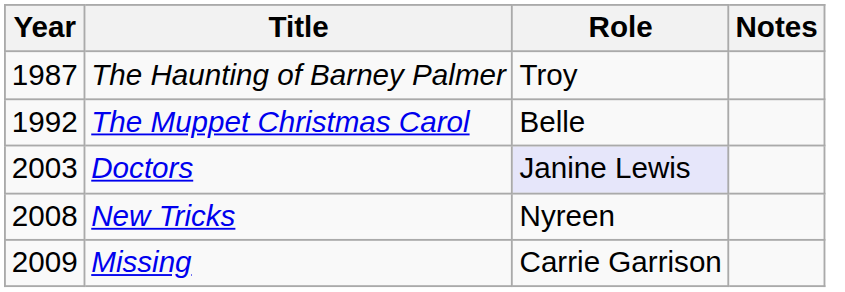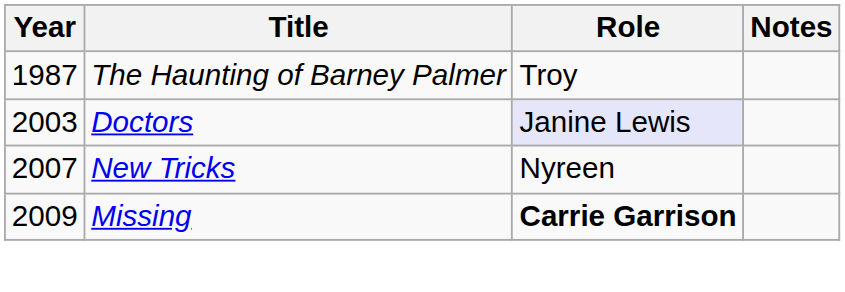- row: (280, 121)
(45, 215) 2008 -> (45, 168) 2007
(621, 262) normal -> (628, 215) bold
